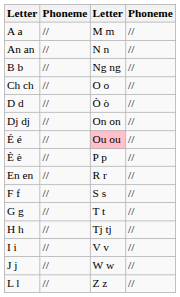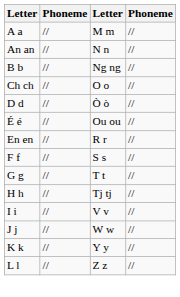- row: (18, 121)
(107, 139) pink background -> (107, 121) no background
- row: (14, 157)
+ row: (15, 247)
